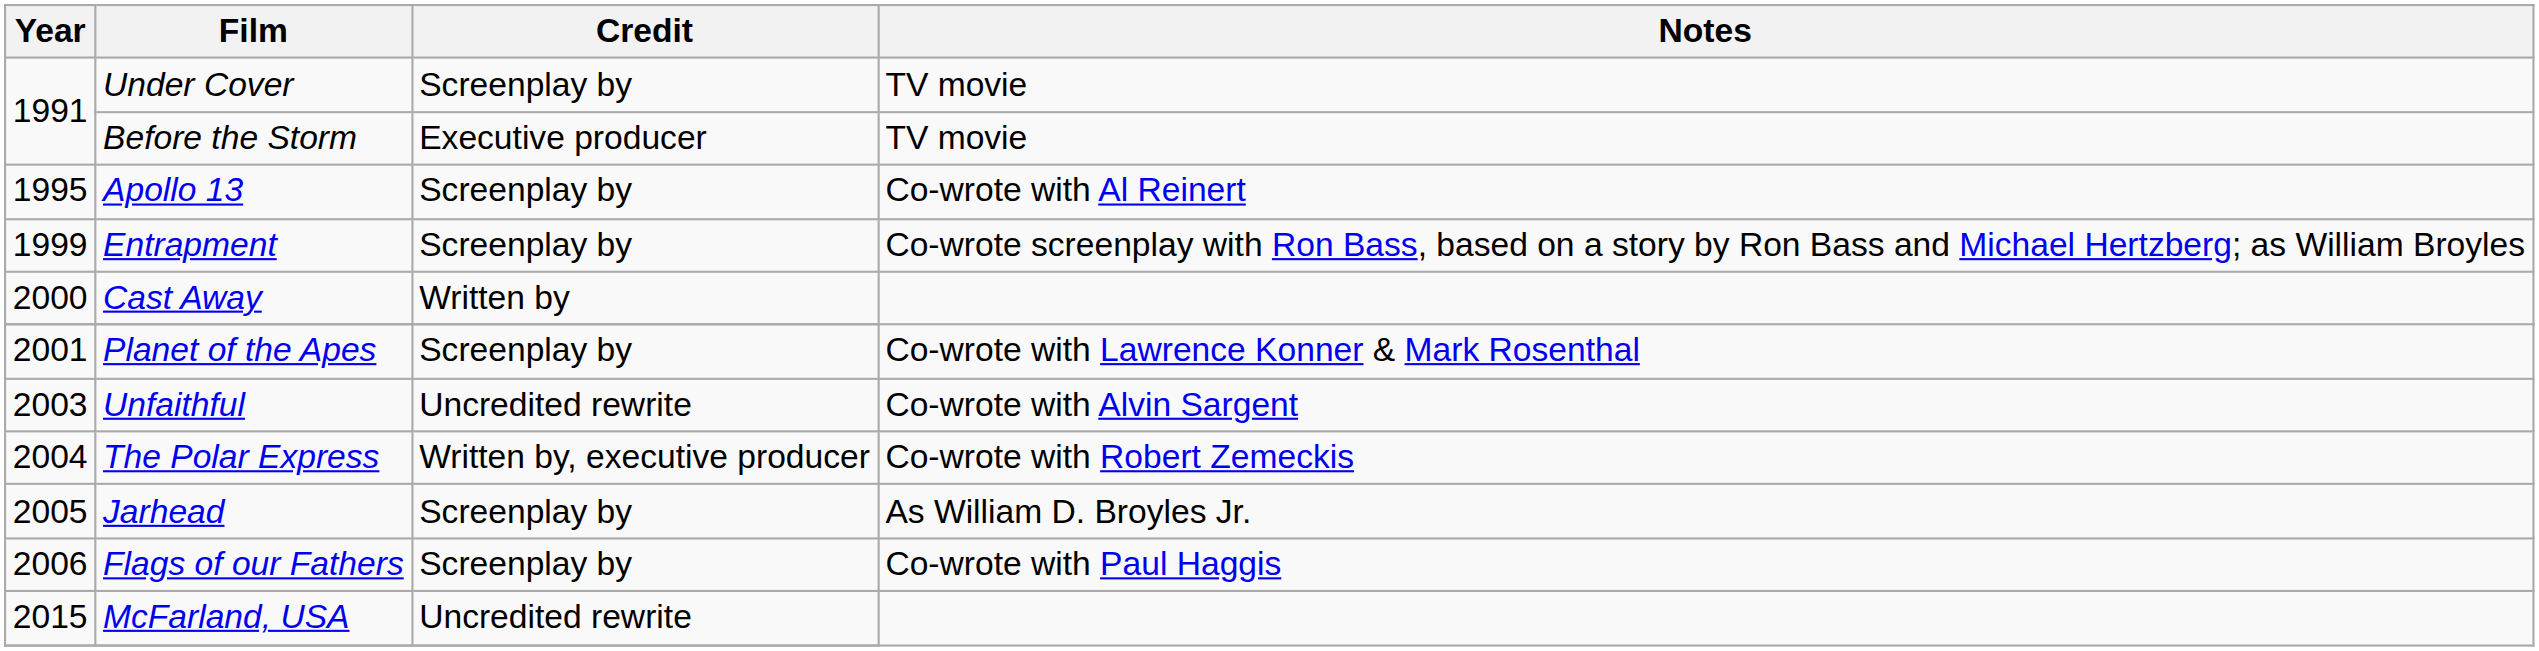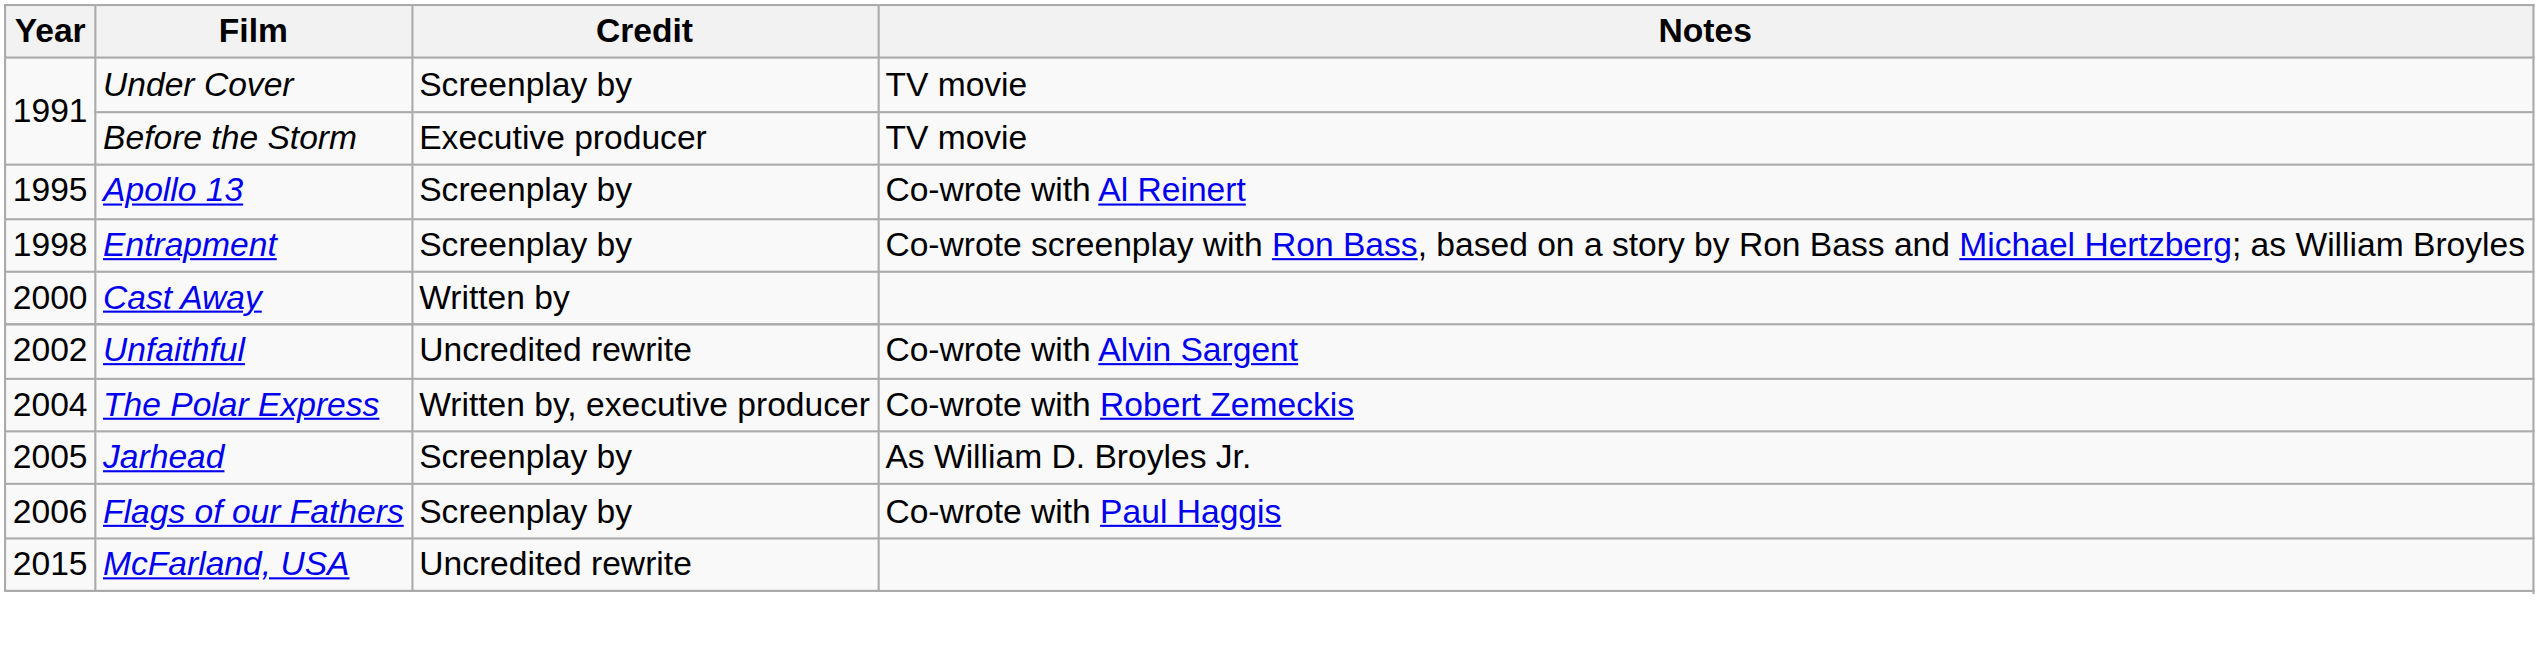(50, 244) 1999 -> (50, 244) 1998
- row: (240, 350)
(50, 404) 2003 -> (50, 350) 2002
